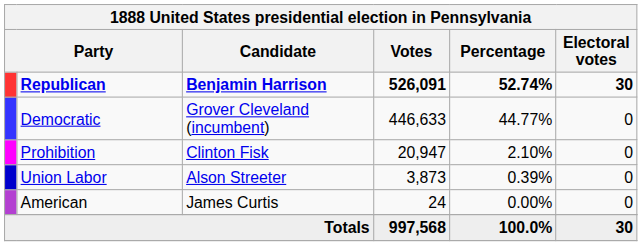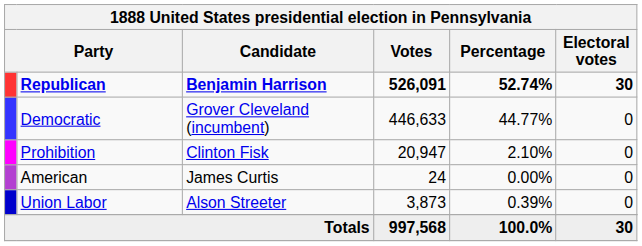rows swapped: (64, 178) <-> (54, 203)
